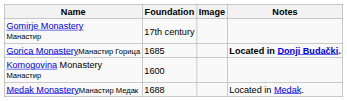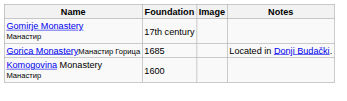(285, 51) bold -> (281, 51) normal
- row: (72, 90)
